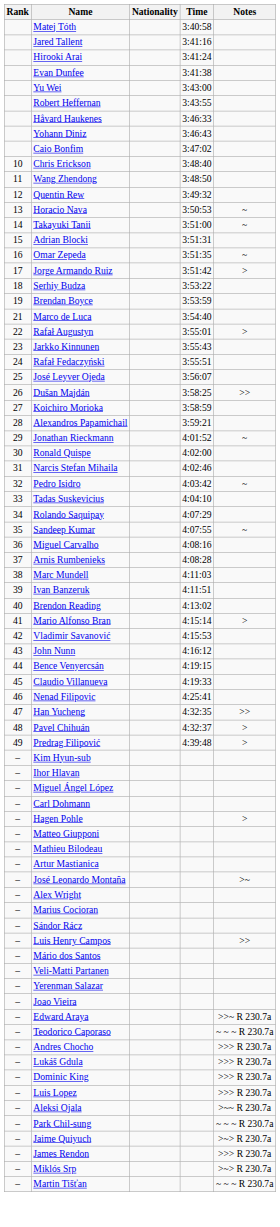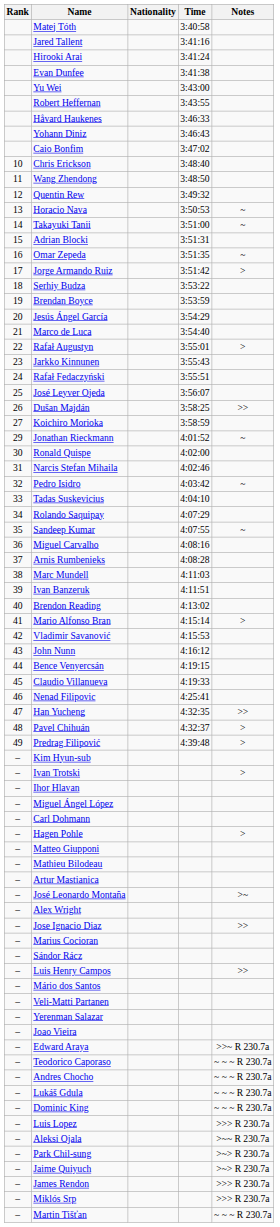+ row: (70, 316)
- row: (80, 423)
+ row: (57, 773)
+ row: (67, 925)
(245, 1047) >>> R 230.7a -> (243, 1077) ~ ~ ~ R 230.7a
(245, 1062) >>> R 230.7a -> (243, 1093) ~ ~ ~ R 230.7a
(245, 1077) >>> R 230.7a -> (243, 1108) ~ ~ ~ R 230.7a
(245, 1123) ~ ~ ~ R 230.7a -> (243, 1153) >~> R 230.7a
(245, 1169) >~> R 230.7a -> (243, 1199) >>> R 230.7a
